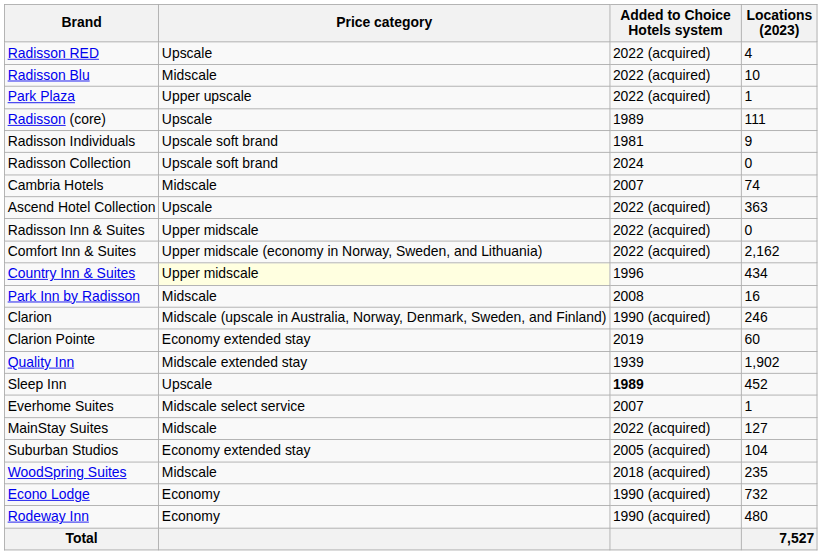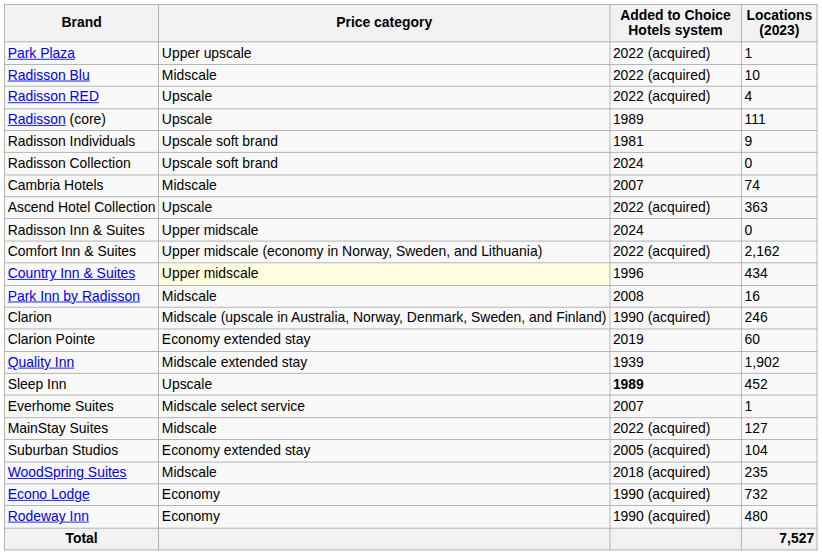rows swapped: (41, 97) <-> (53, 53)
(662, 229) 2022 (acquired) -> (628, 229) 2024
